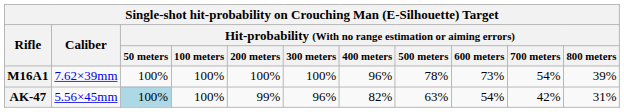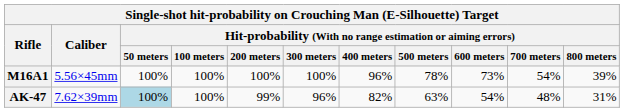(86, 76) 7.62×39mm -> (86, 76) 5.56×45mm
(86, 96) 5.56×45mm -> (86, 96) 7.62×39mm
(549, 96) 42% -> (549, 96) 48%
